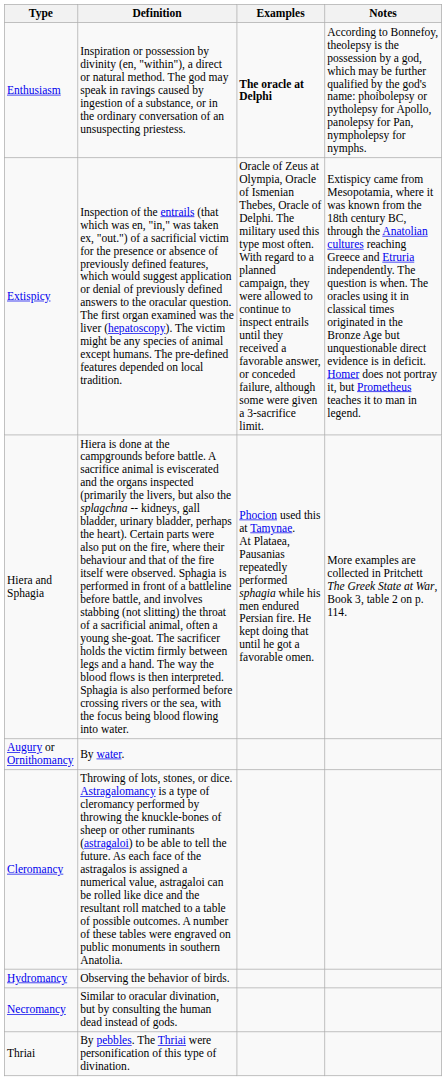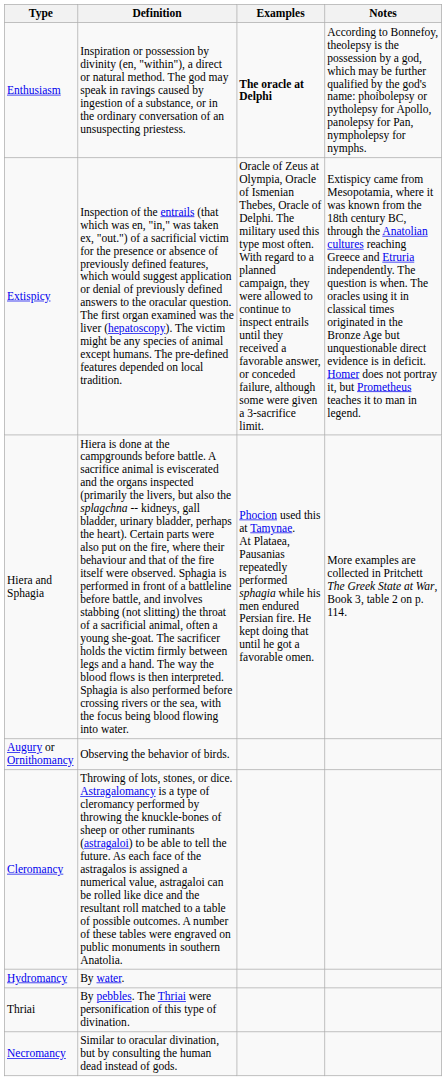(102, 754) By water. -> (155, 754) Observing the behavior of birds.
(155, 978) Observing the behavior of birds. -> (102, 978) By water.
rows swapped: (36, 1009) <-> (21, 1054)
